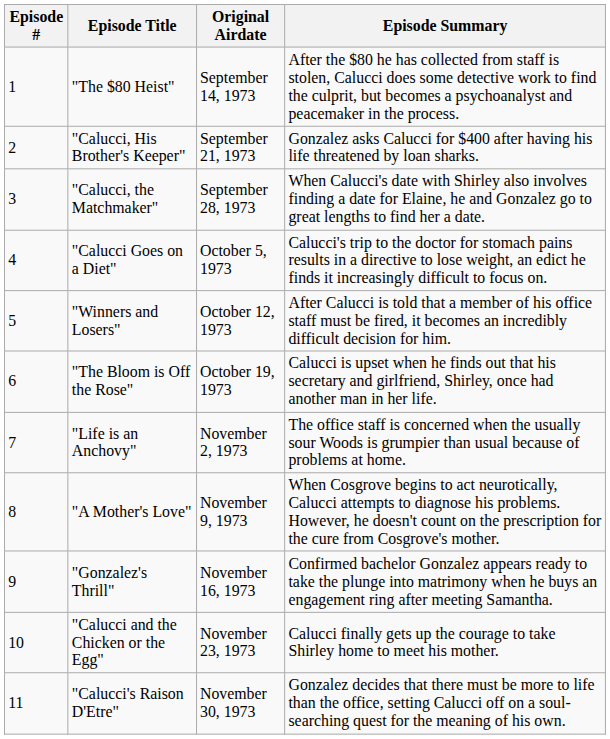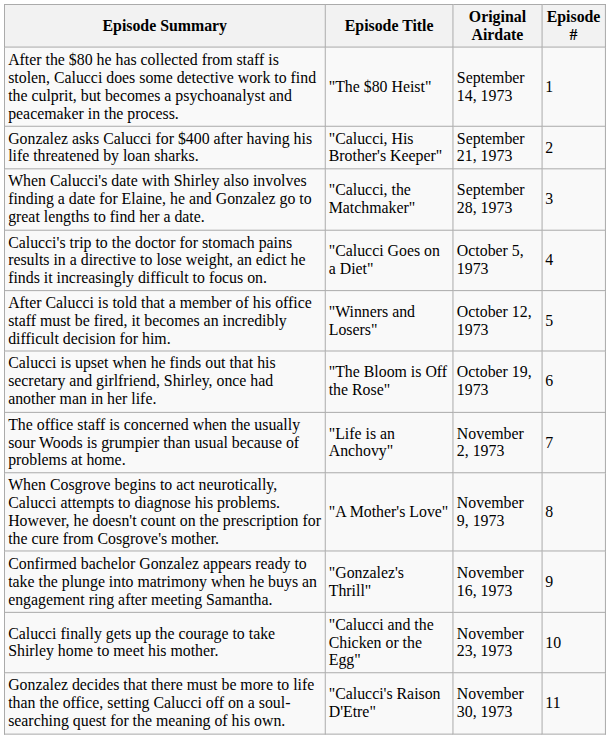columns swapped: (36, 25) <-> (445, 25)
